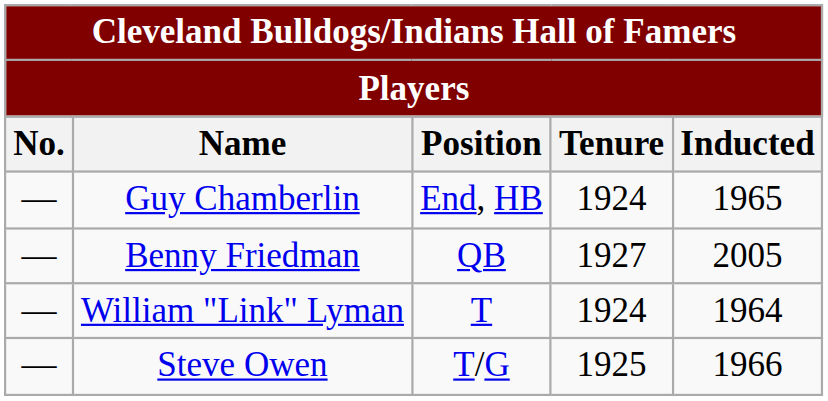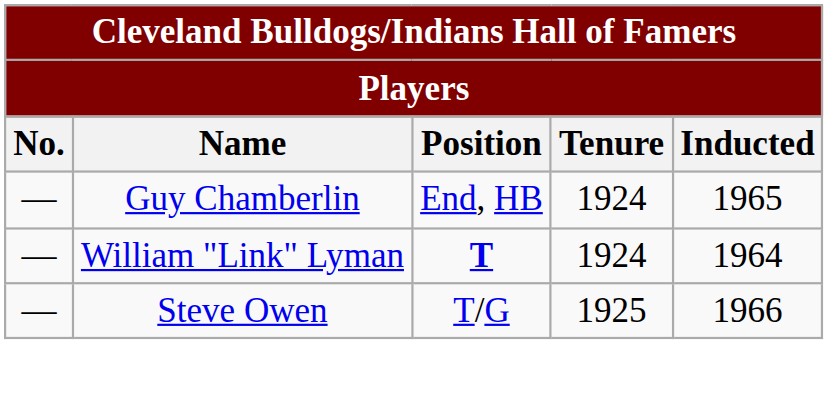- row: (242, 254)
(481, 310) normal -> (481, 254) bold
